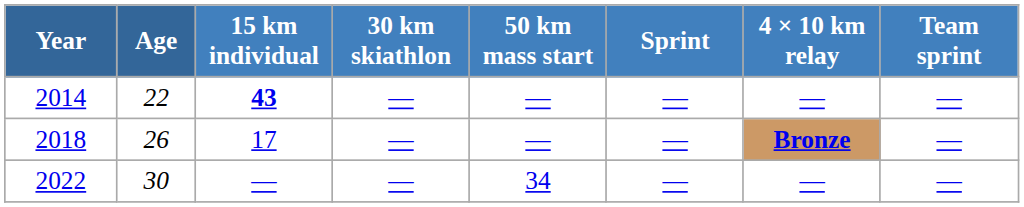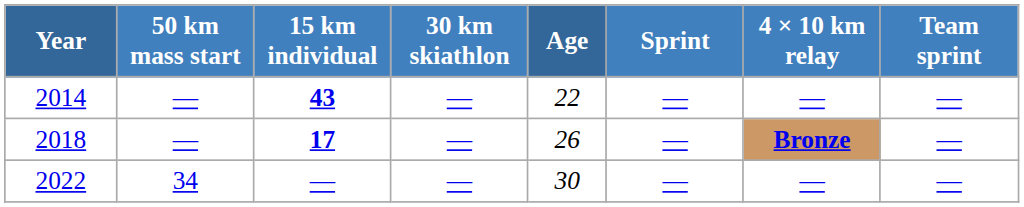columns swapped: (156, 40) <-> (538, 40)
(264, 139) normal -> (322, 139) bold
